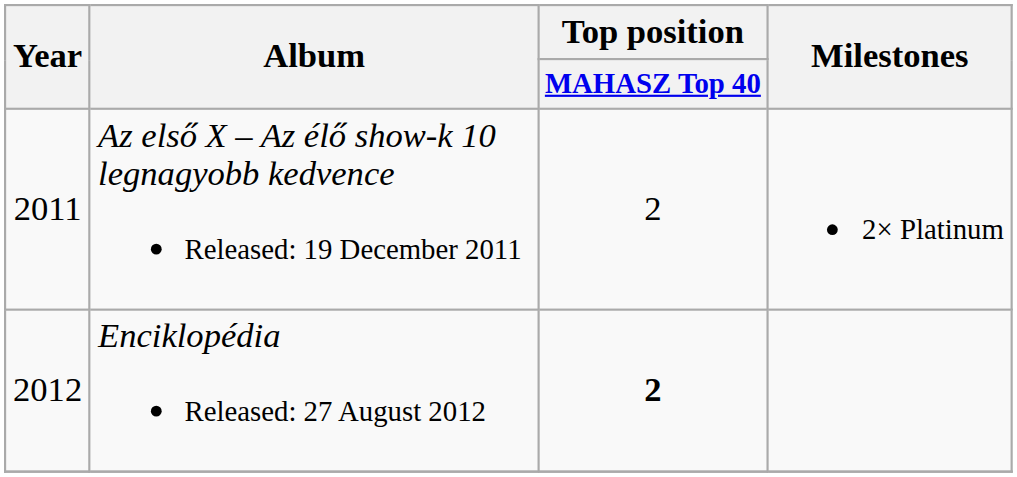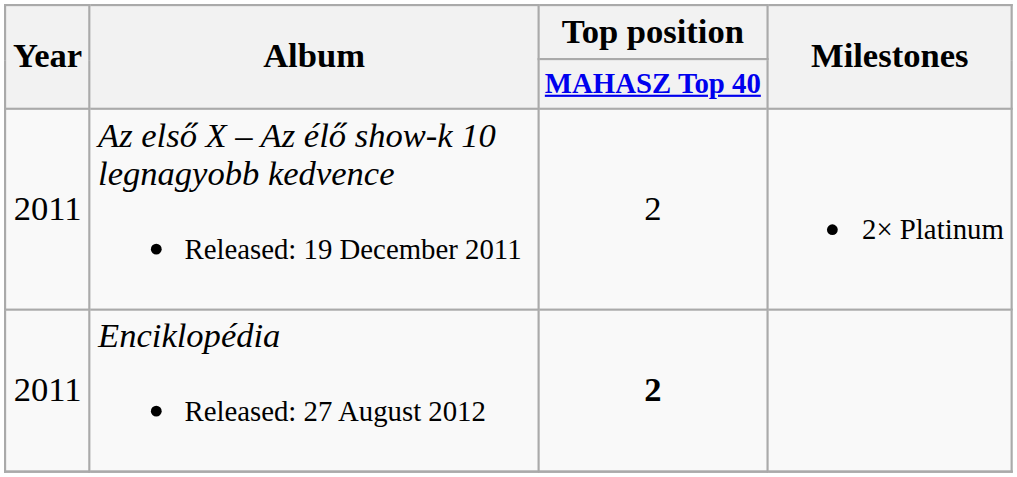(48, 390) 2012 -> (48, 390) 2011
